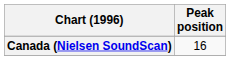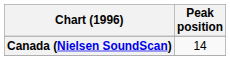(200, 45) 16 -> (200, 45) 14
